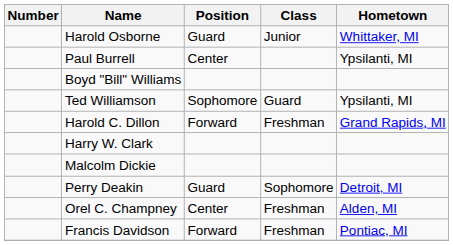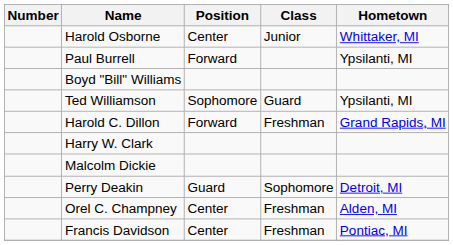(206, 37) Guard -> (208, 37) Center
(208, 58) Center -> (212, 58) Forward
(212, 229) Forward -> (208, 229) Center
